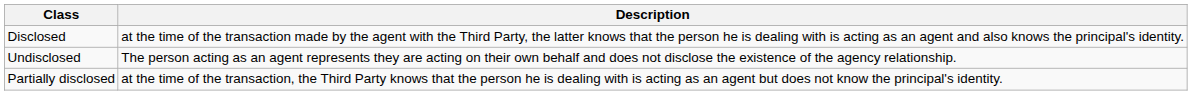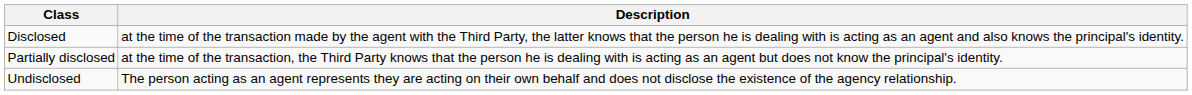rows swapped: (61, 79) <-> (44, 57)
